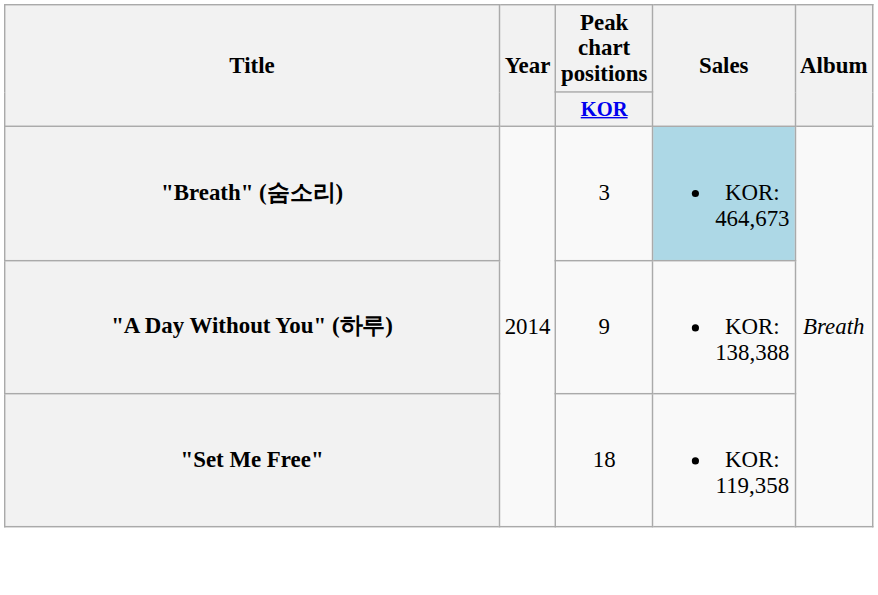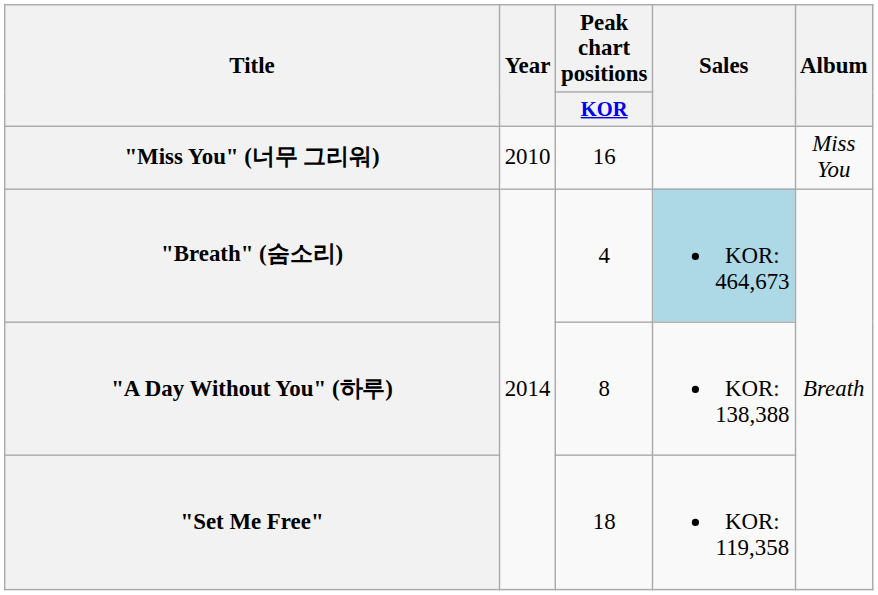+ row: (252, 156)
(604, 192) 3 -> (604, 255) 4
(604, 326) 9 -> (604, 388) 8
